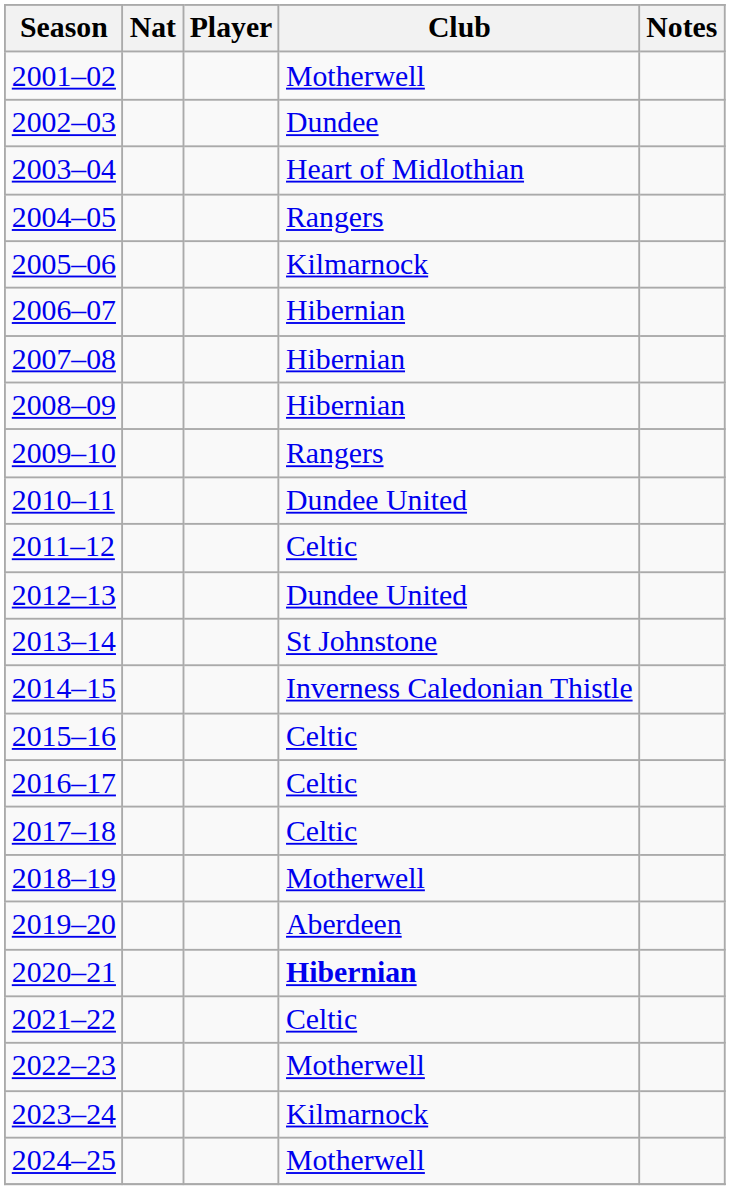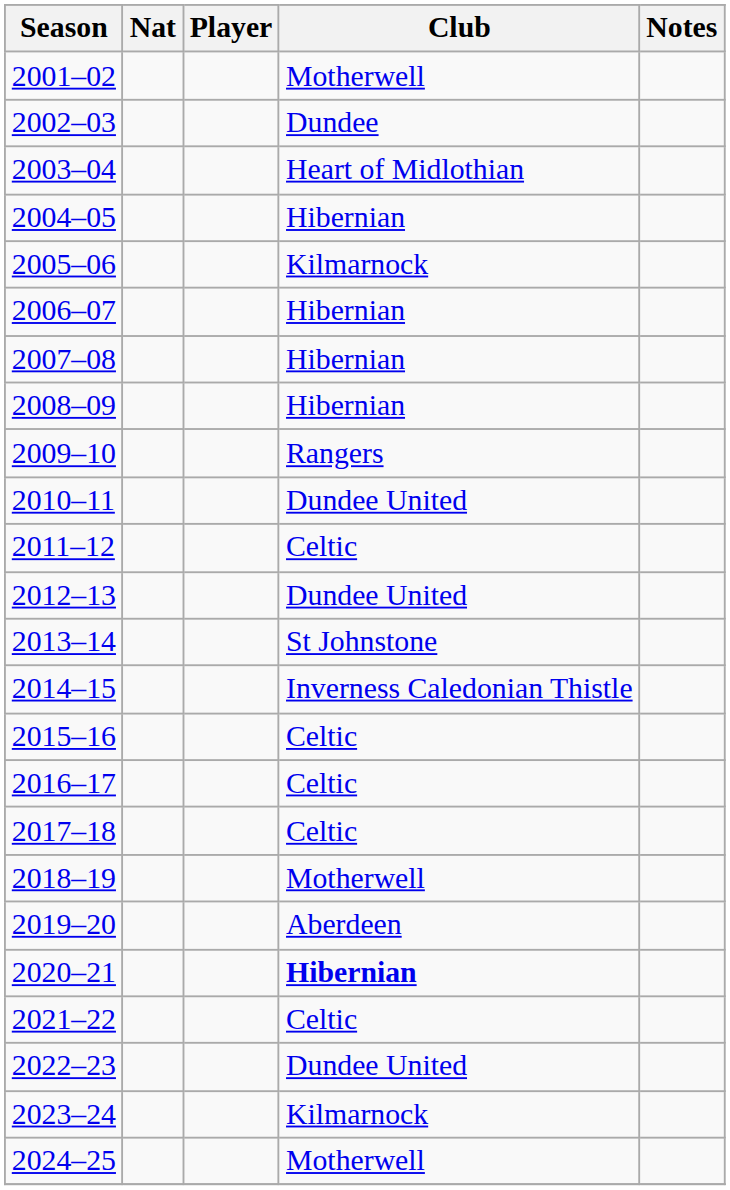(335, 216) Rangers -> (346, 216) Hibernian
(355, 1066) Motherwell -> (377, 1066) Dundee United
